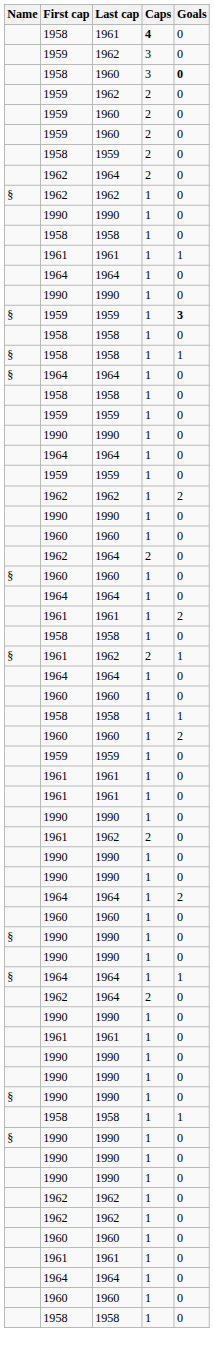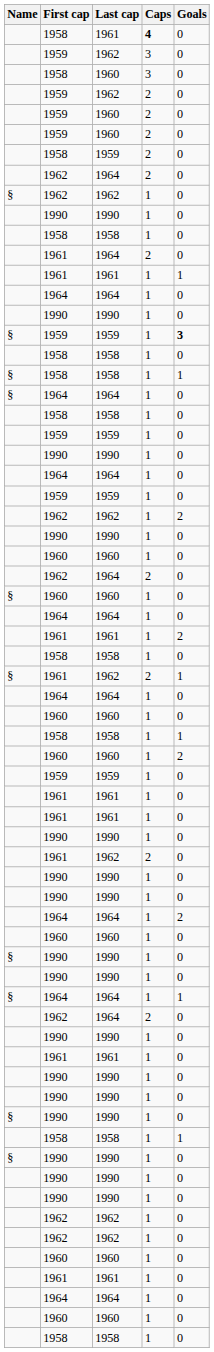(180, 74) bold -> (180, 74) normal
+ row: (55, 255)
